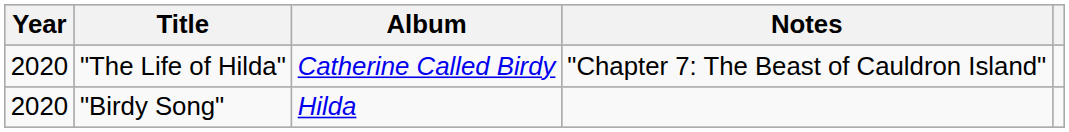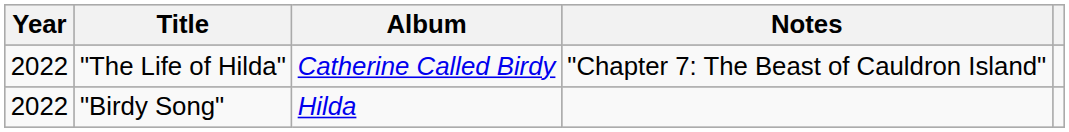(39, 65) 2020 -> (39, 65) 2022
(39, 106) 2020 -> (39, 106) 2022
